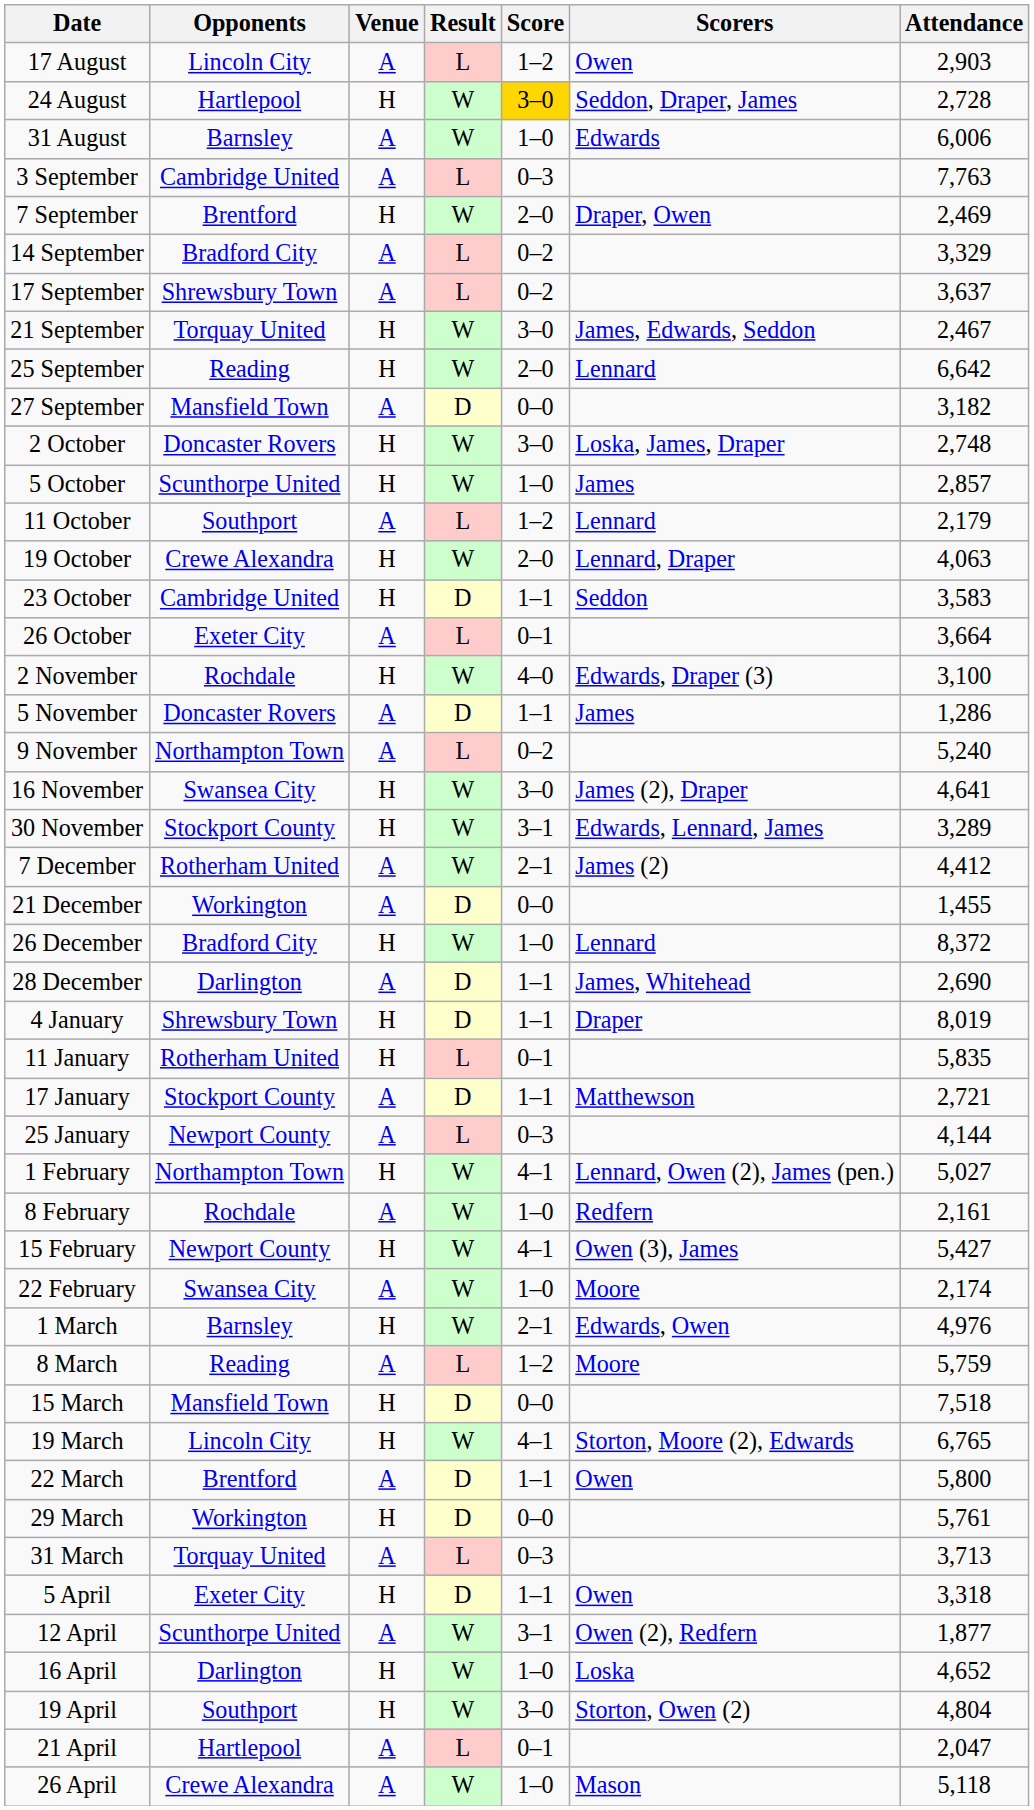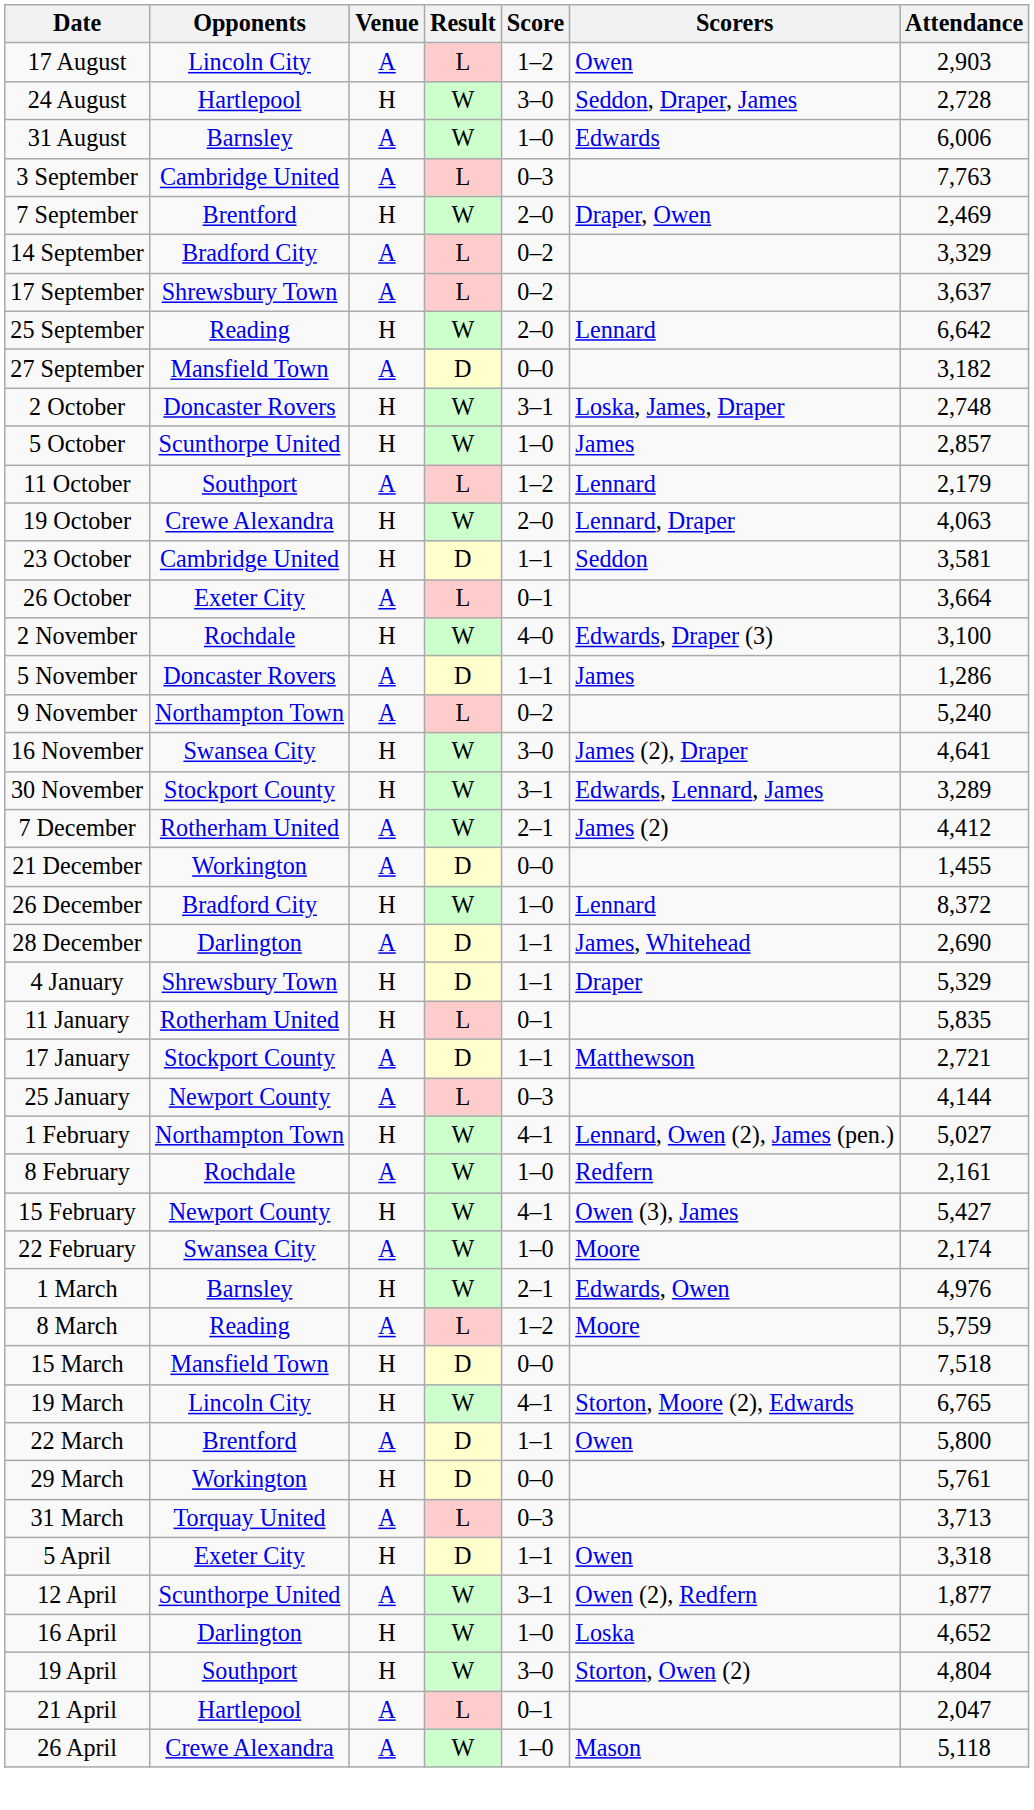(535, 100) gold background -> (535, 100) no background
- row: (77, 330)
(535, 445) 3–0 -> (535, 406) 3–1
(964, 598) 3,583 -> (964, 560) 3,581
(964, 1019) 8,019 -> (964, 981) 5,329
